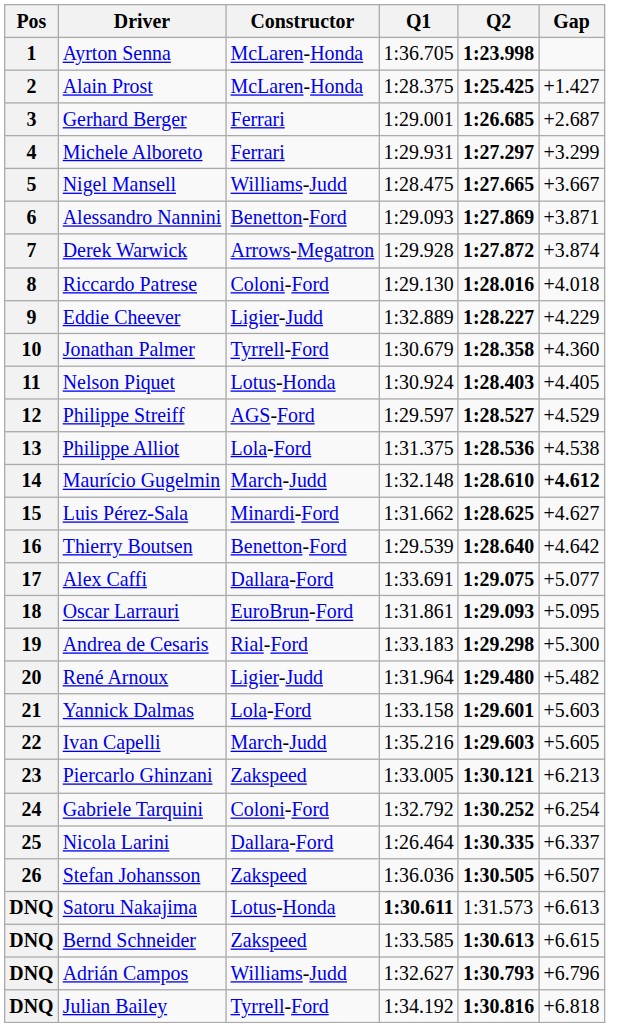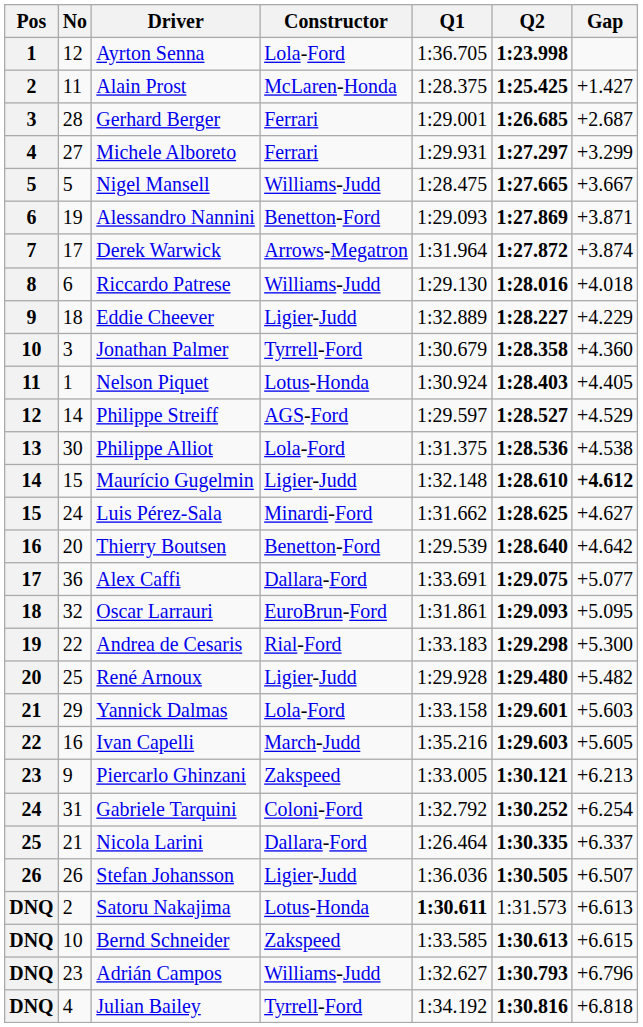+ column: (75, 21)
(297, 53) McLaren-Honda -> (305, 53) Lola-Ford
(419, 250) 1:29.928 -> (452, 250) 1:31.964
(280, 283) Coloni-Ford -> (322, 283) Williams-Judd
(279, 480) March-Judd -> (310, 480) Ligier-Judd
(419, 677) 1:31.964 -> (452, 677) 1:29.928
(269, 874) Zakspeed -> (310, 874) Ligier-Judd
